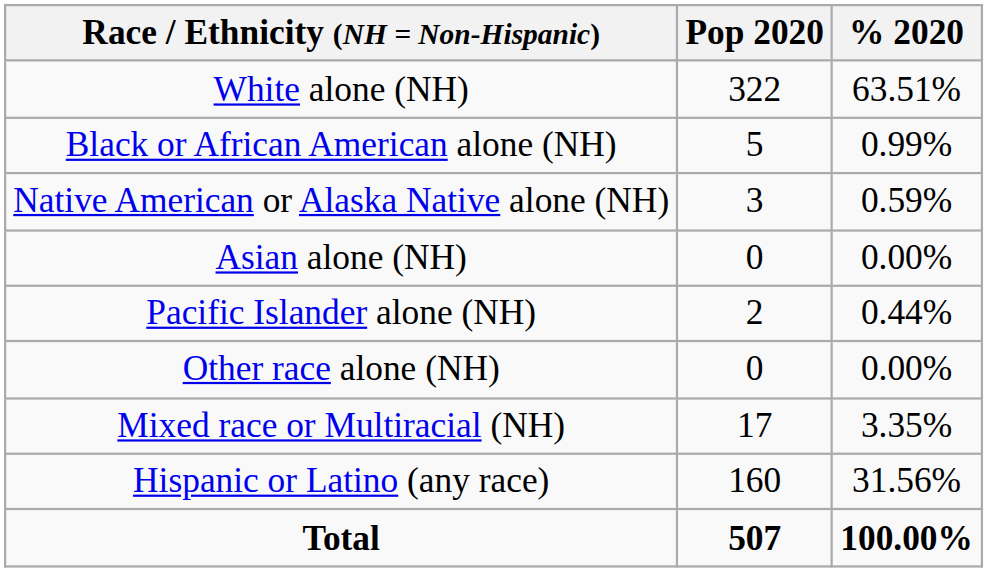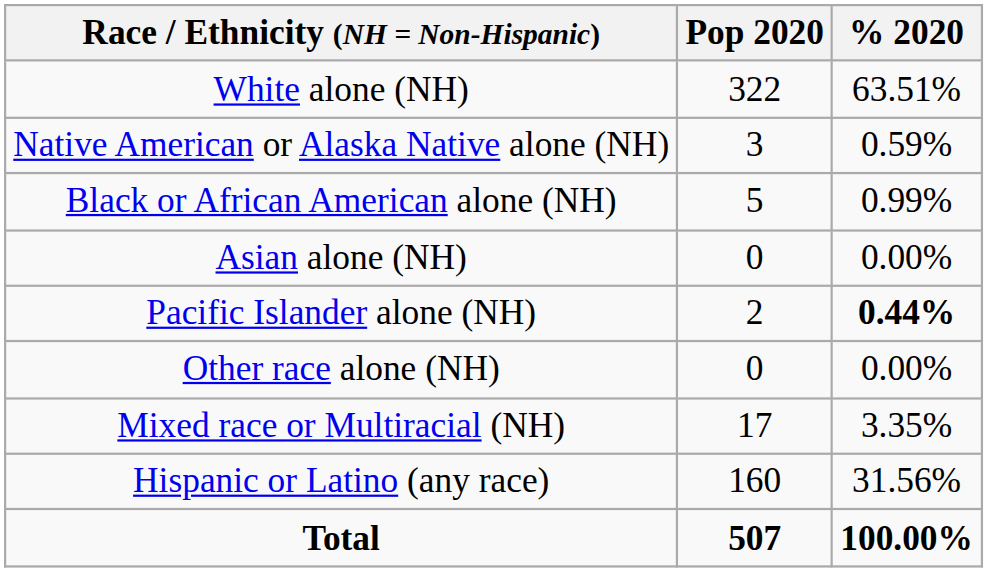rows swapped: (341, 144) <-> (341, 200)
(907, 312) normal -> (907, 312) bold
